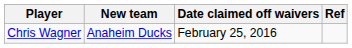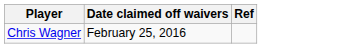- column: (129, 14)
